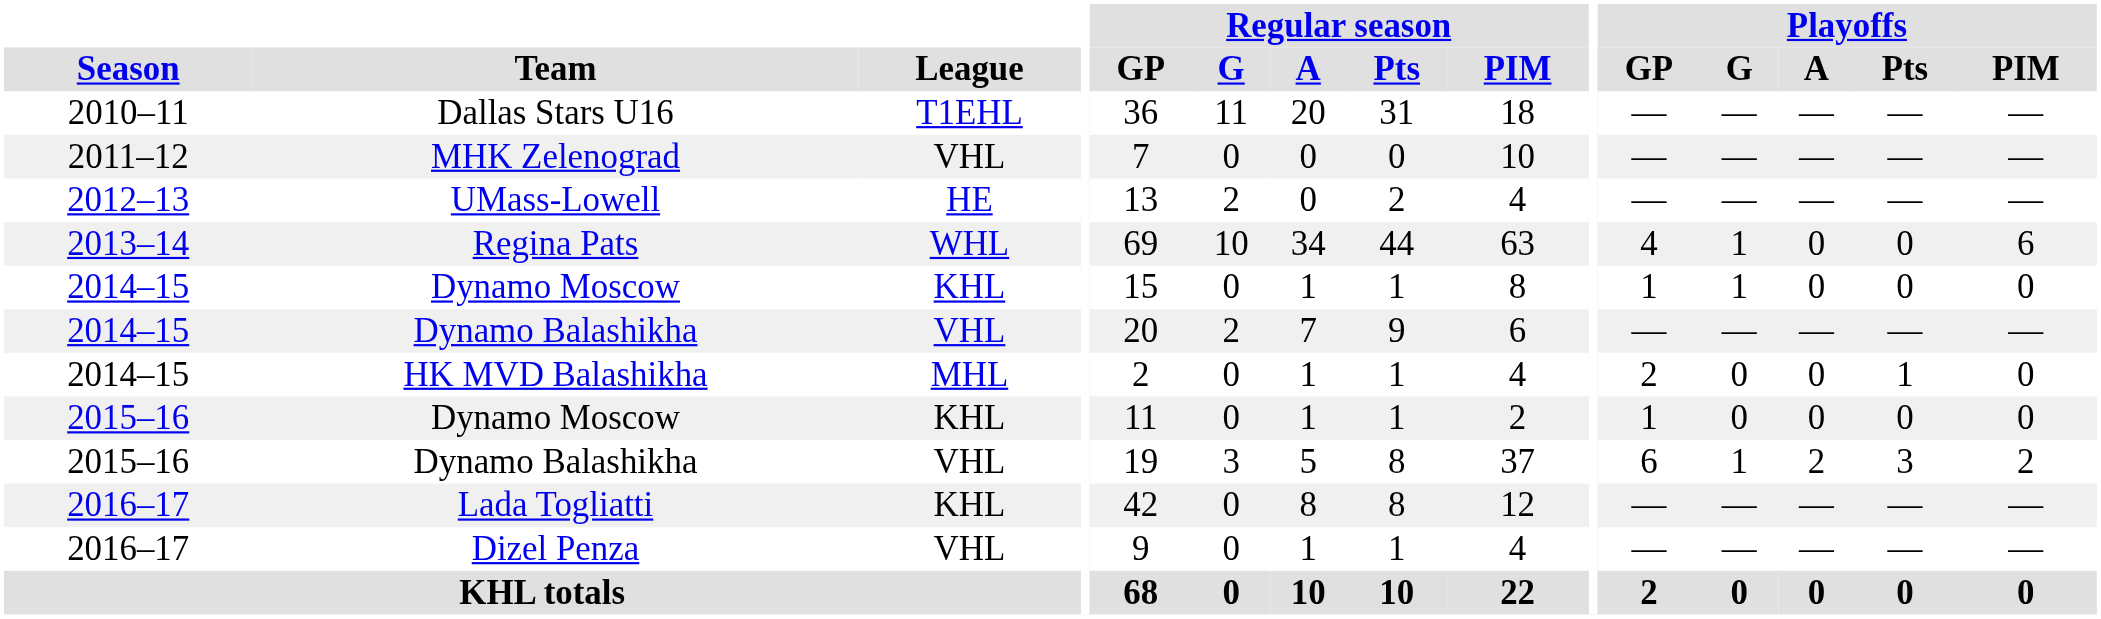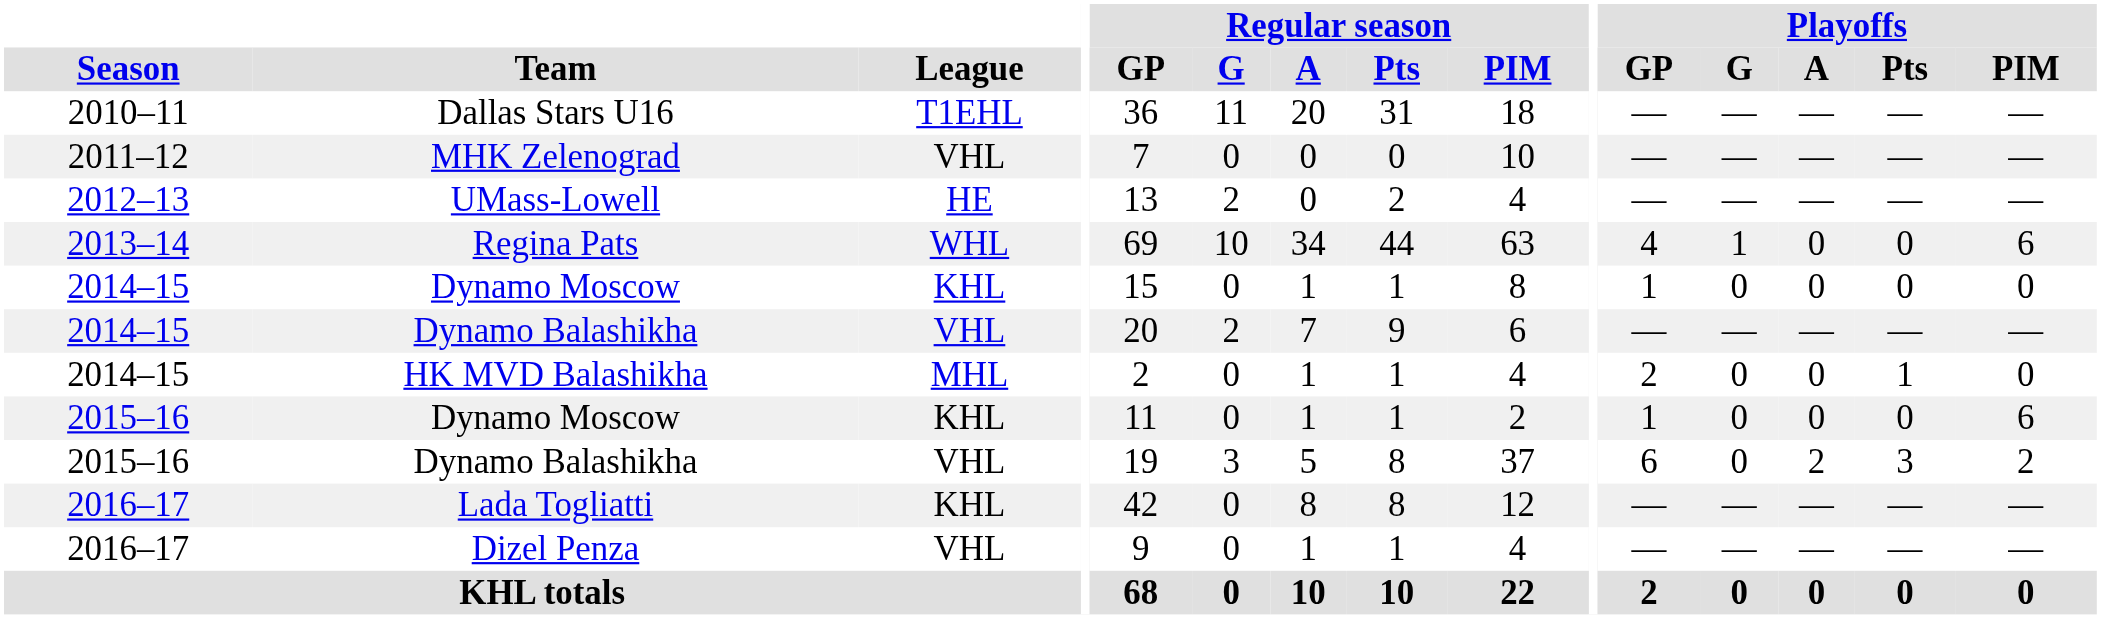(1739, 286) 1 -> (1739, 286) 0
(2026, 417) 0 -> (2026, 417) 6
(1739, 461) 1 -> (1739, 461) 0
